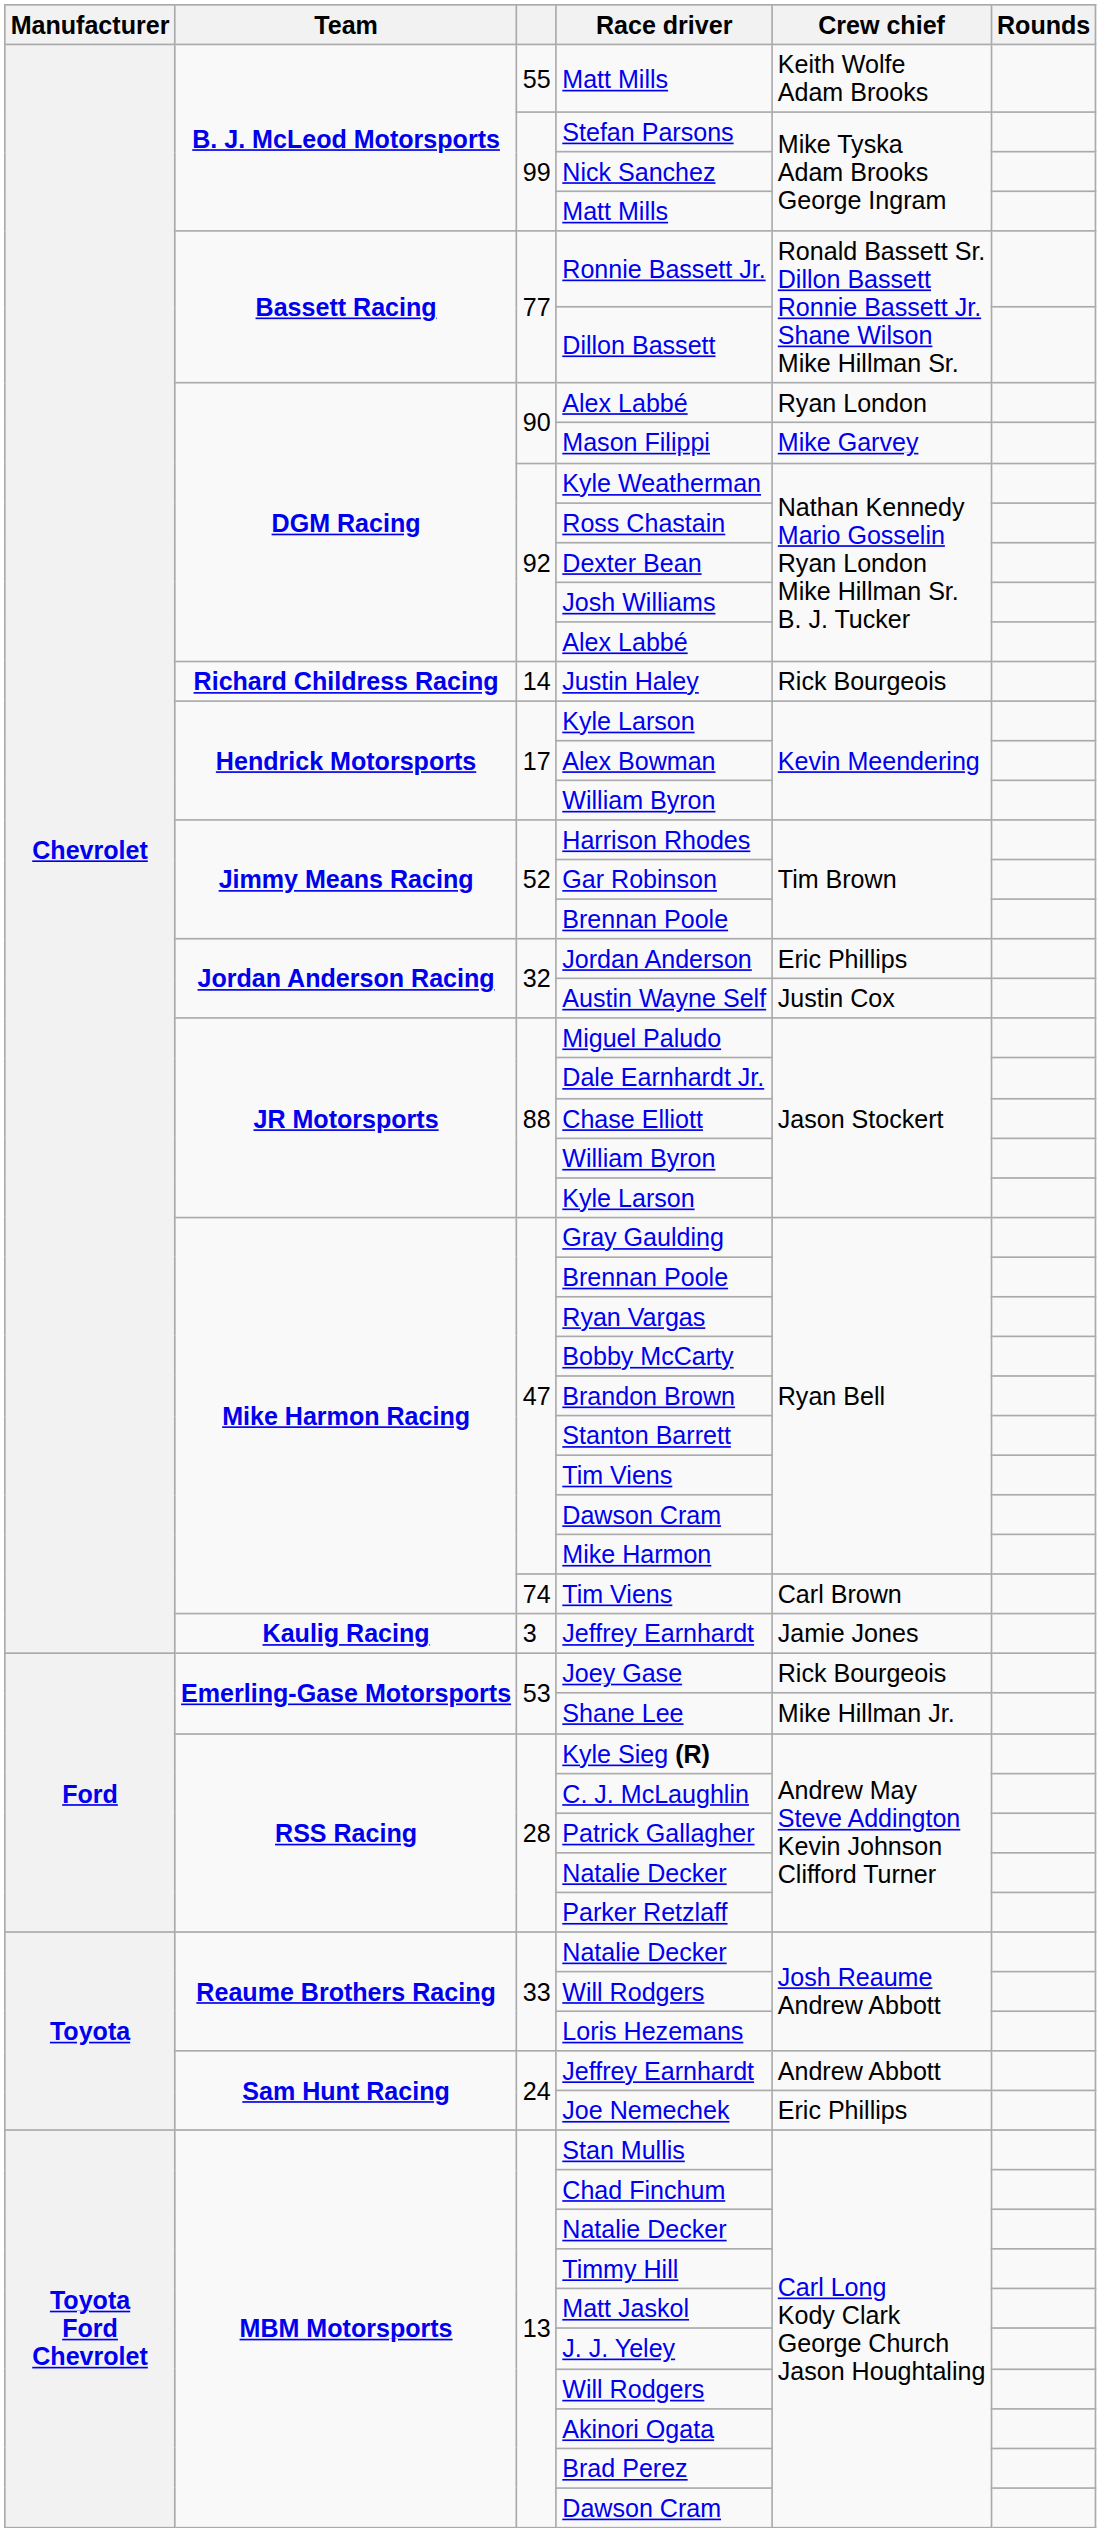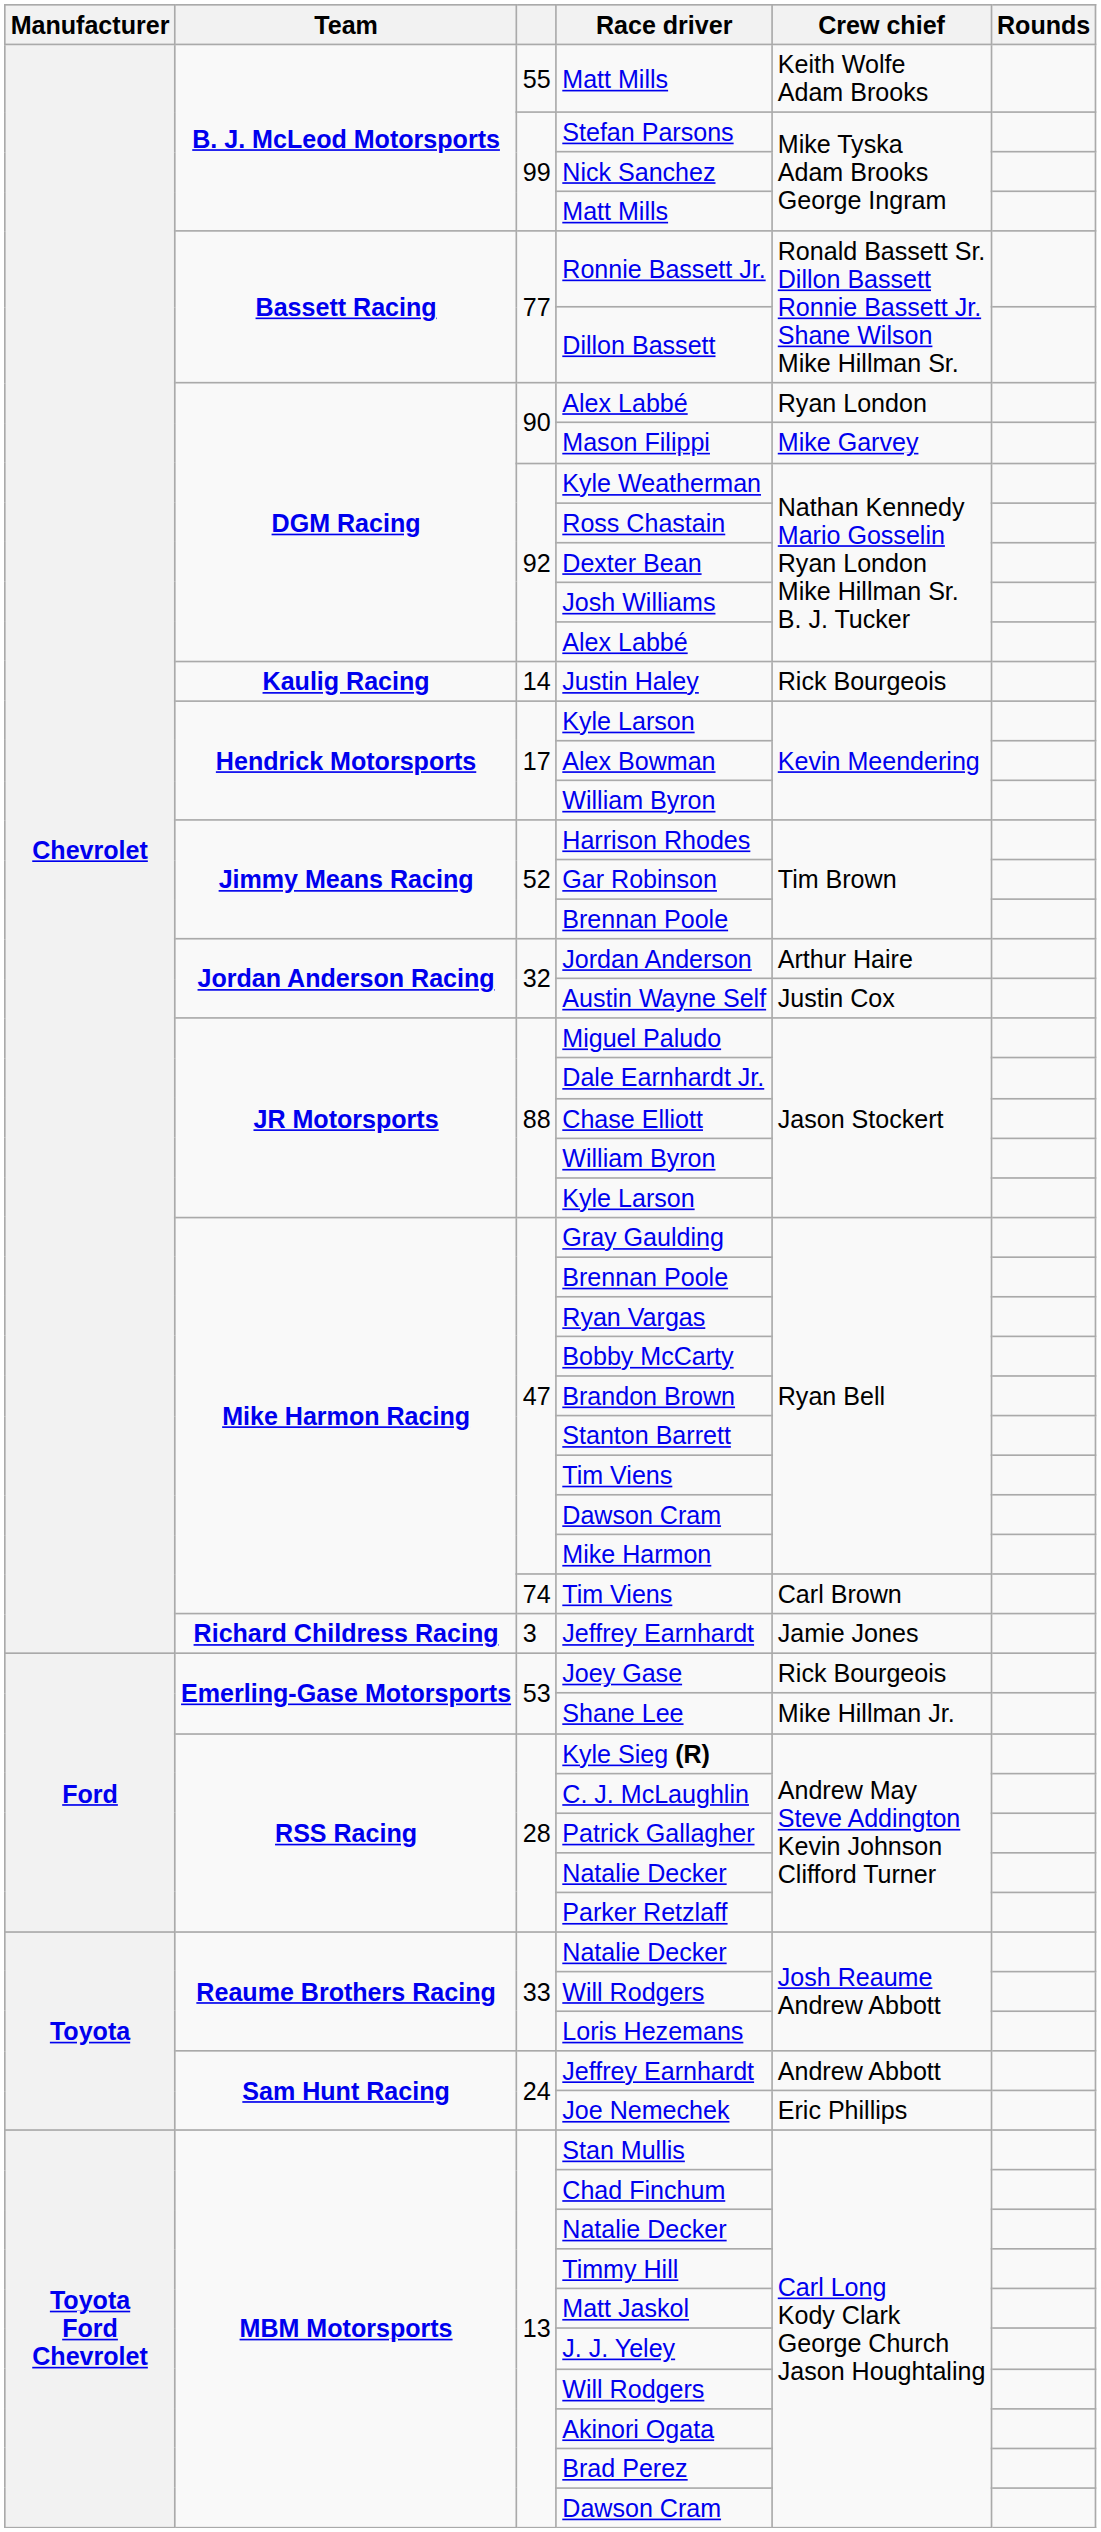(346, 681) Richard Childress Racing -> (346, 681) Kaulig Racing
(843, 959) Eric Phillips -> (845, 959) Arthur Haire
(346, 1634) Kaulig Racing -> (346, 1634) Richard Childress Racing
